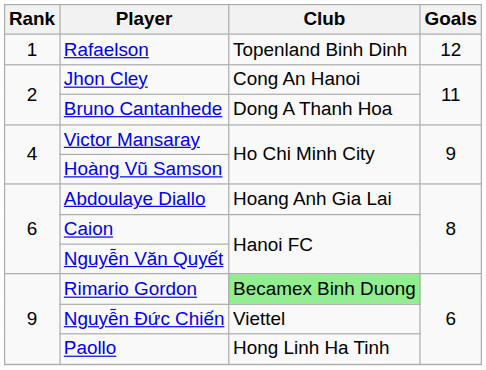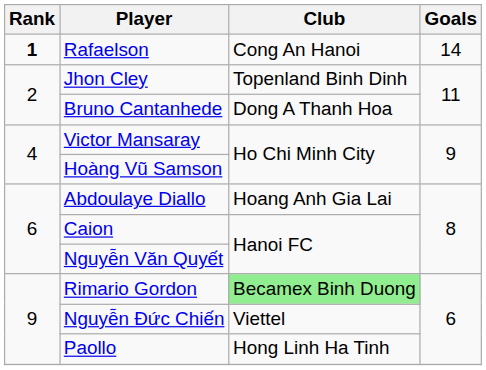(32, 49) normal -> (32, 49) bold
(320, 49) Topenland Binh Dinh -> (297, 49) Cong An Hanoi
(451, 49) 12 -> (451, 49) 14
(297, 79) Cong An Hanoi -> (320, 79) Topenland Binh Dinh
